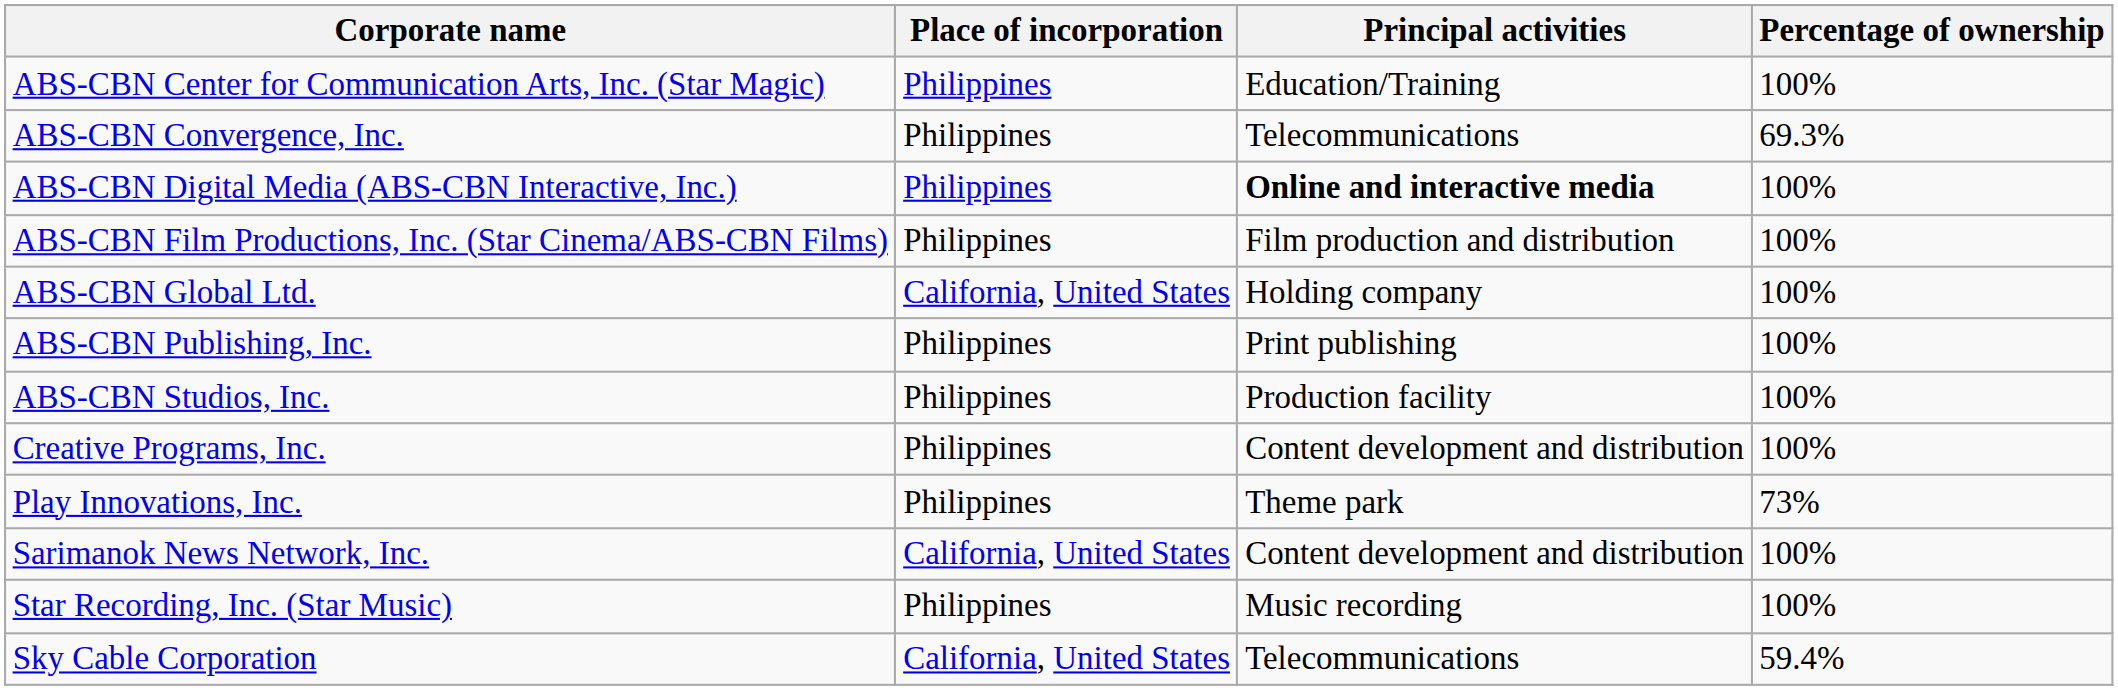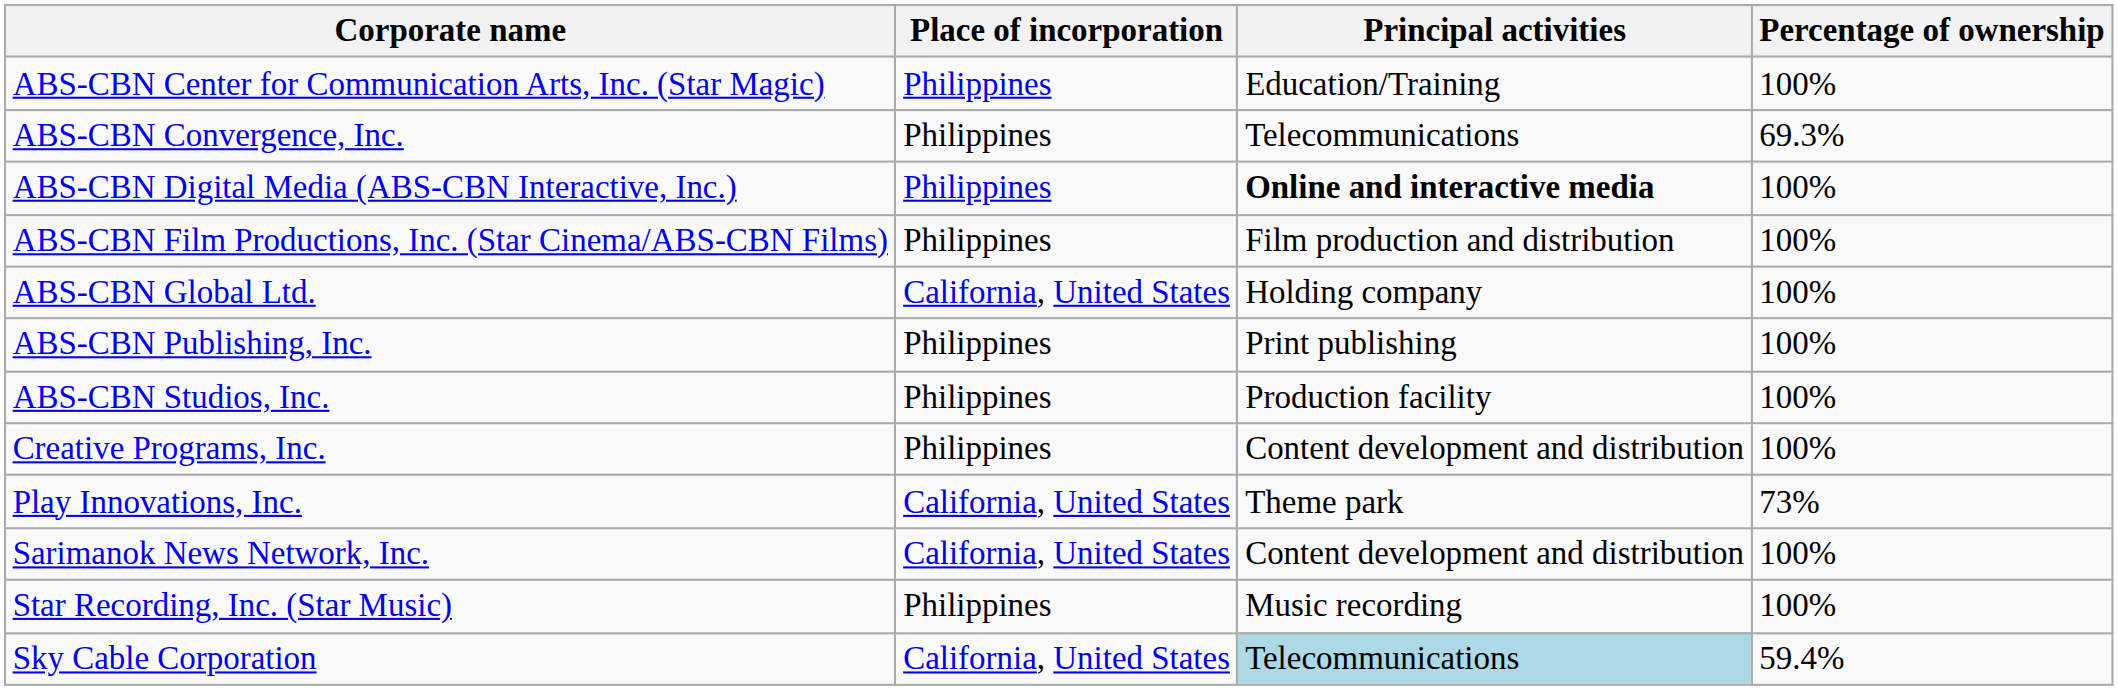(977, 501) Philippines -> (1067, 501) California, United States
(1382, 657) no background -> (1382, 657) lightblue background
